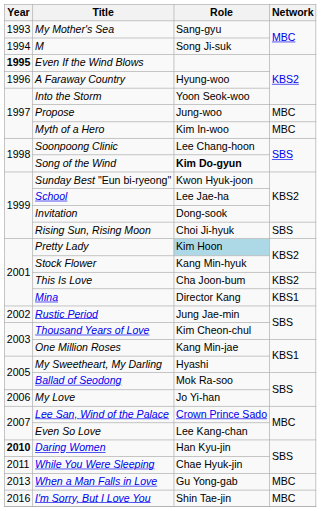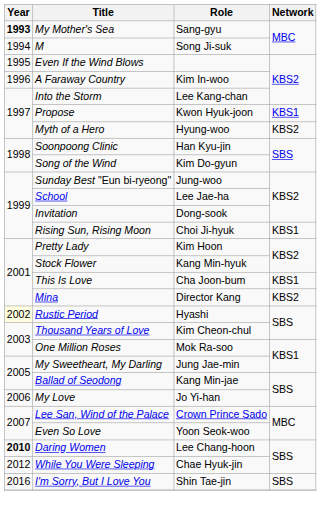(19, 29) normal -> (19, 29) bold
(19, 63) bold -> (19, 63) normal
(203, 79) Hyung-woo -> (202, 79) Kim In-woo
(213, 96) Yoon Seok-woo -> (212, 96) Lee Kang-chan
(199, 113) Jung-woo -> (214, 113) Kwon Hyuk-joon
(284, 113) MBC -> (285, 113) KBS1
(202, 130) Kim In-woo -> (203, 130) Hyung-woo
(284, 130) MBC -> (285, 130) KBS2
(215, 146) Lee Chang-hoon -> (203, 146) Han Kyu-jin
(209, 163) bold -> (207, 163) normal
(214, 180) Kwon Hyuk-joon -> (199, 180) Jung-woo
(282, 230) SBS -> (285, 230) KBS1
(199, 247) lightblue background -> (199, 247) no background
(285, 280) KBS2 -> (285, 280) KBS1
(285, 297) KBS1 -> (285, 297) KBS2
(19, 314) no background -> (19, 314) lightyellow background
(208, 314) Jung Jae-min -> (192, 314) Hyashi
(207, 347) Kang Min-jae -> (205, 347) Mok Ra-soo
(192, 364) Hyashi -> (208, 364) Jung Jae-min
(205, 381) Mok Ra-soo -> (207, 381) Kang Min-jae
(212, 431) Lee Kang-chan -> (213, 431) Yoon Seok-woo
(203, 448) Han Kyu-jin -> (215, 448) Lee Chang-hoon
(18, 465) 2011 -> (19, 465) 2012
- row: (96, 481)
(284, 498) MBC -> (282, 481) SBS
